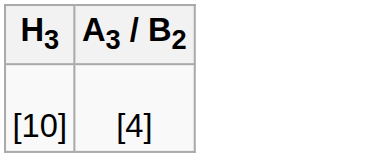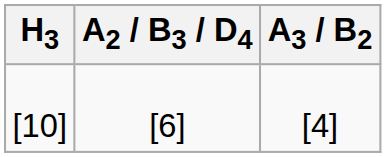+ column: (167, 34)
